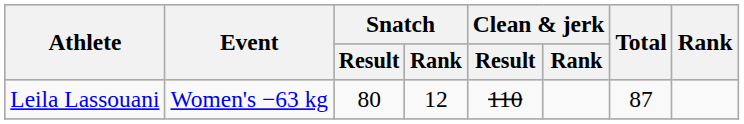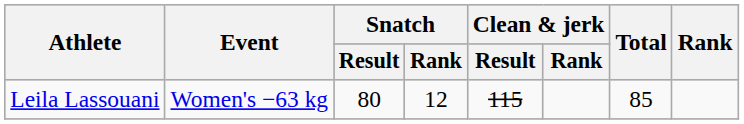(505, 99) 110 -> (505, 99) 115
(641, 99) 87 -> (641, 99) 85
